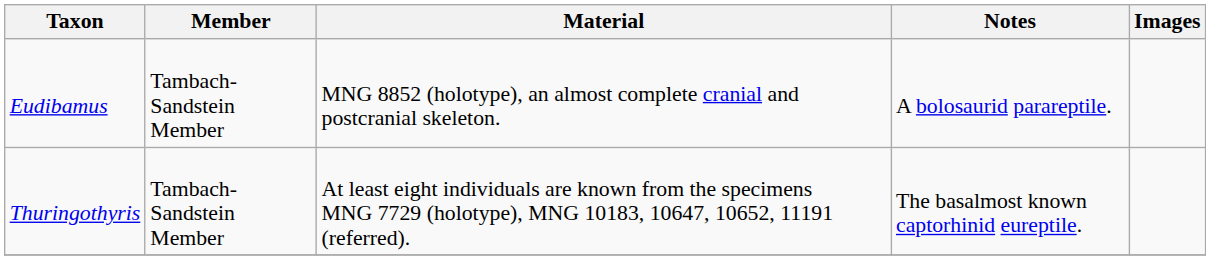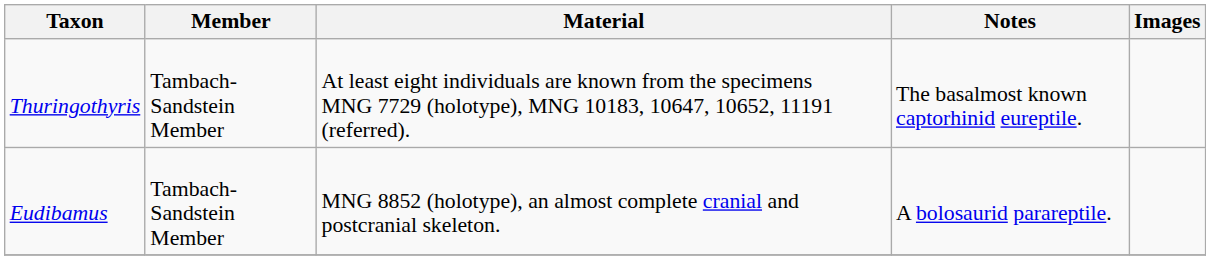rows swapped: (59, 105) <-> (75, 213)
